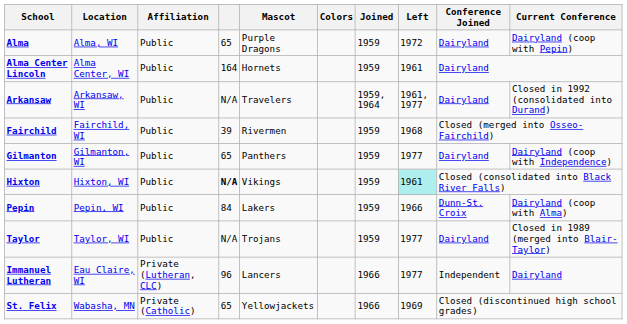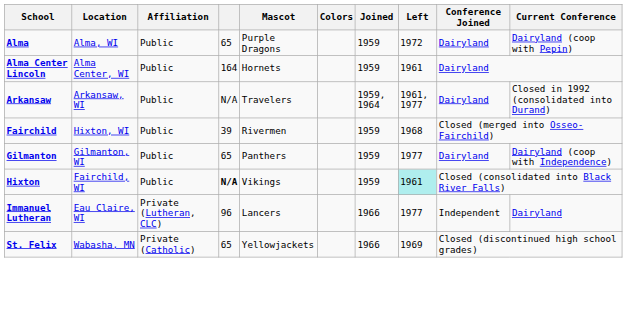(101, 131) Fairchild, WI -> (101, 131) Hixton, WI
(101, 182) Hixton, WI -> (101, 182) Fairchild, WI
- row: (20, 208)
- row: (23, 239)
